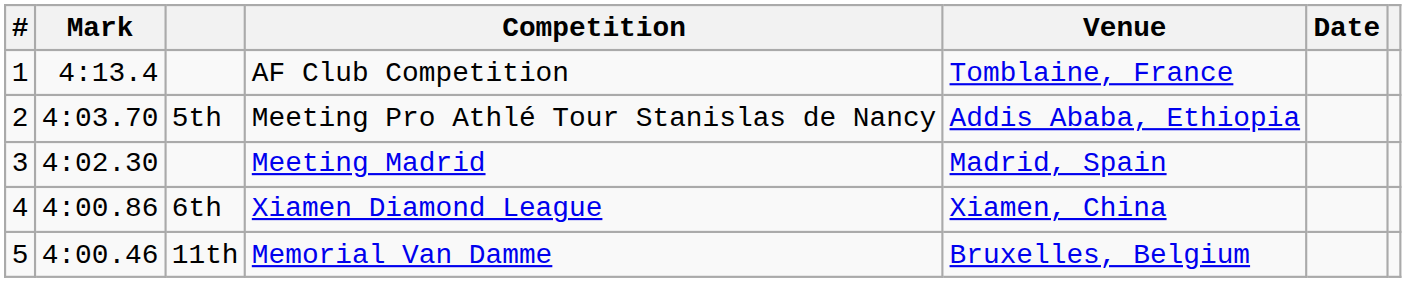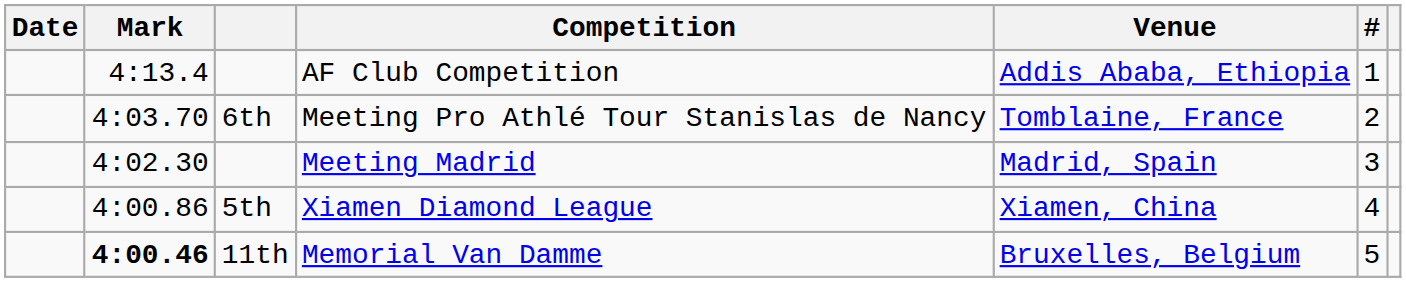columns swapped: (20, 28) <-> (1347, 28)
(1091, 73) Tomblaine, France -> (1175, 73) Addis Ababa, Ethiopia
(197, 118) 5th -> (247, 118) 6th
(1125, 118) Addis Ababa, Ethiopia -> (1142, 118) Tomblaine, France
(197, 209) 6th -> (247, 209) 5th
(100, 254) normal -> (150, 254) bold
